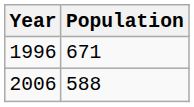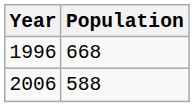(84, 53) 671 -> (84, 53) 668
